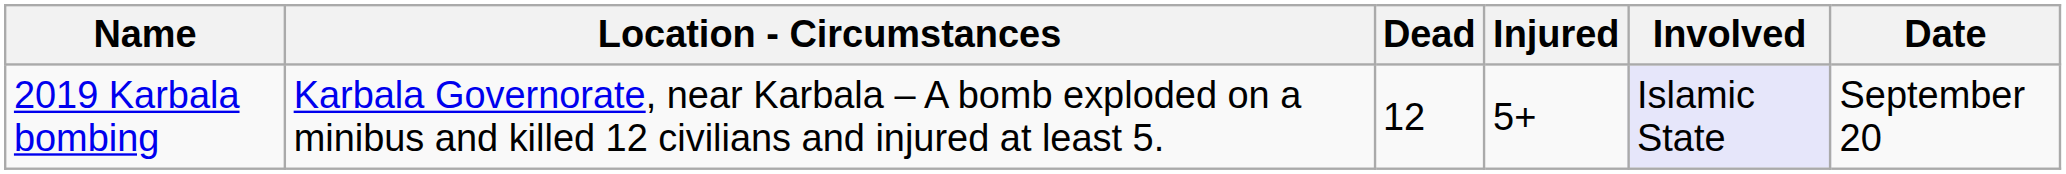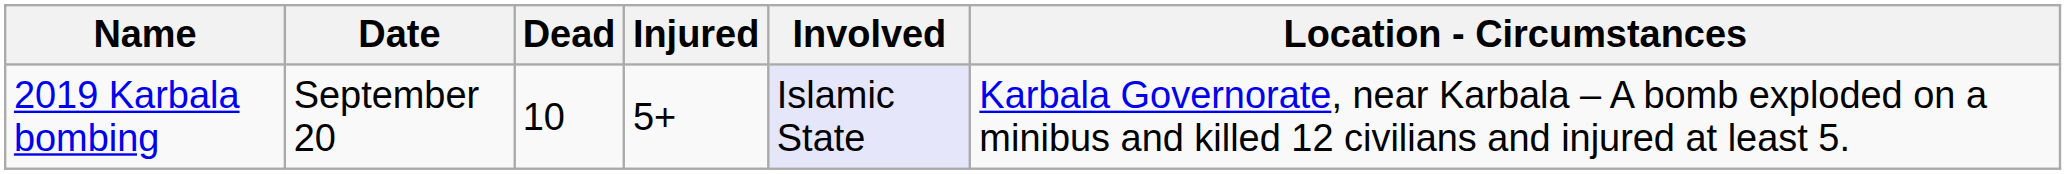columns swapped: (1945, 34) <-> (830, 34)
(1404, 116) 12 -> (544, 116) 10
